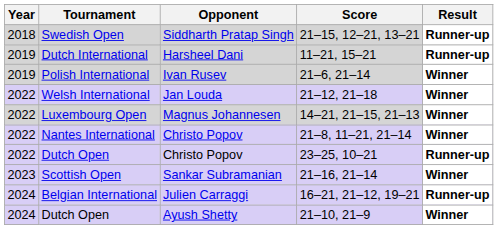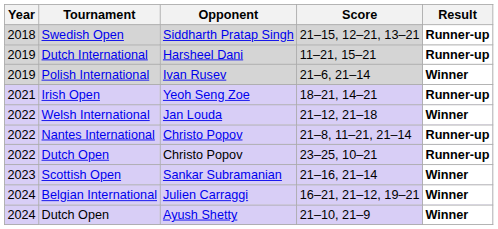+ row: (71, 95)
- row: (94, 115)
(447, 135) Winner -> (458, 135) Runner-up
(458, 195) Runner-up -> (447, 195) Winner
